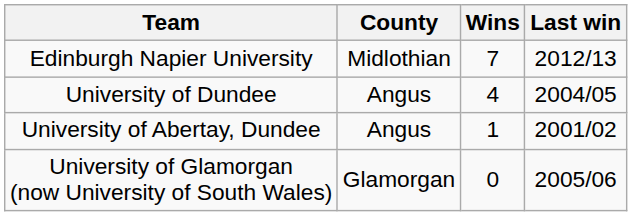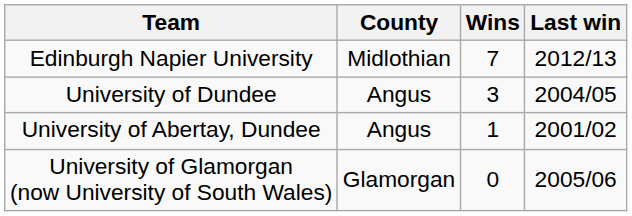(493, 94) 4 -> (493, 94) 3
